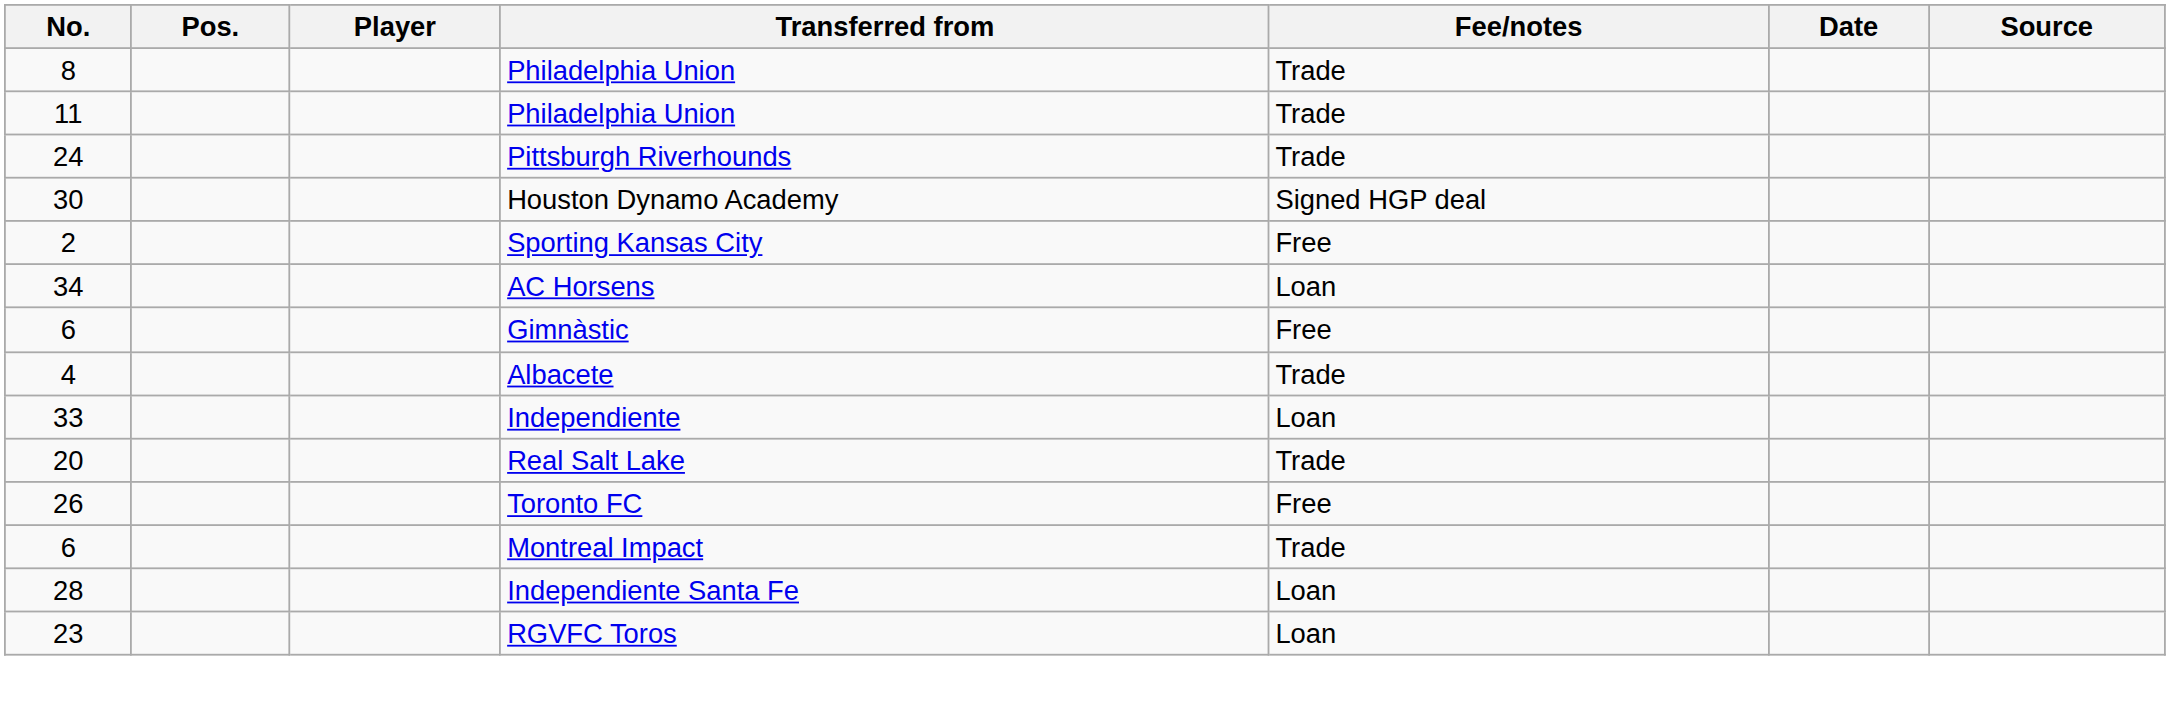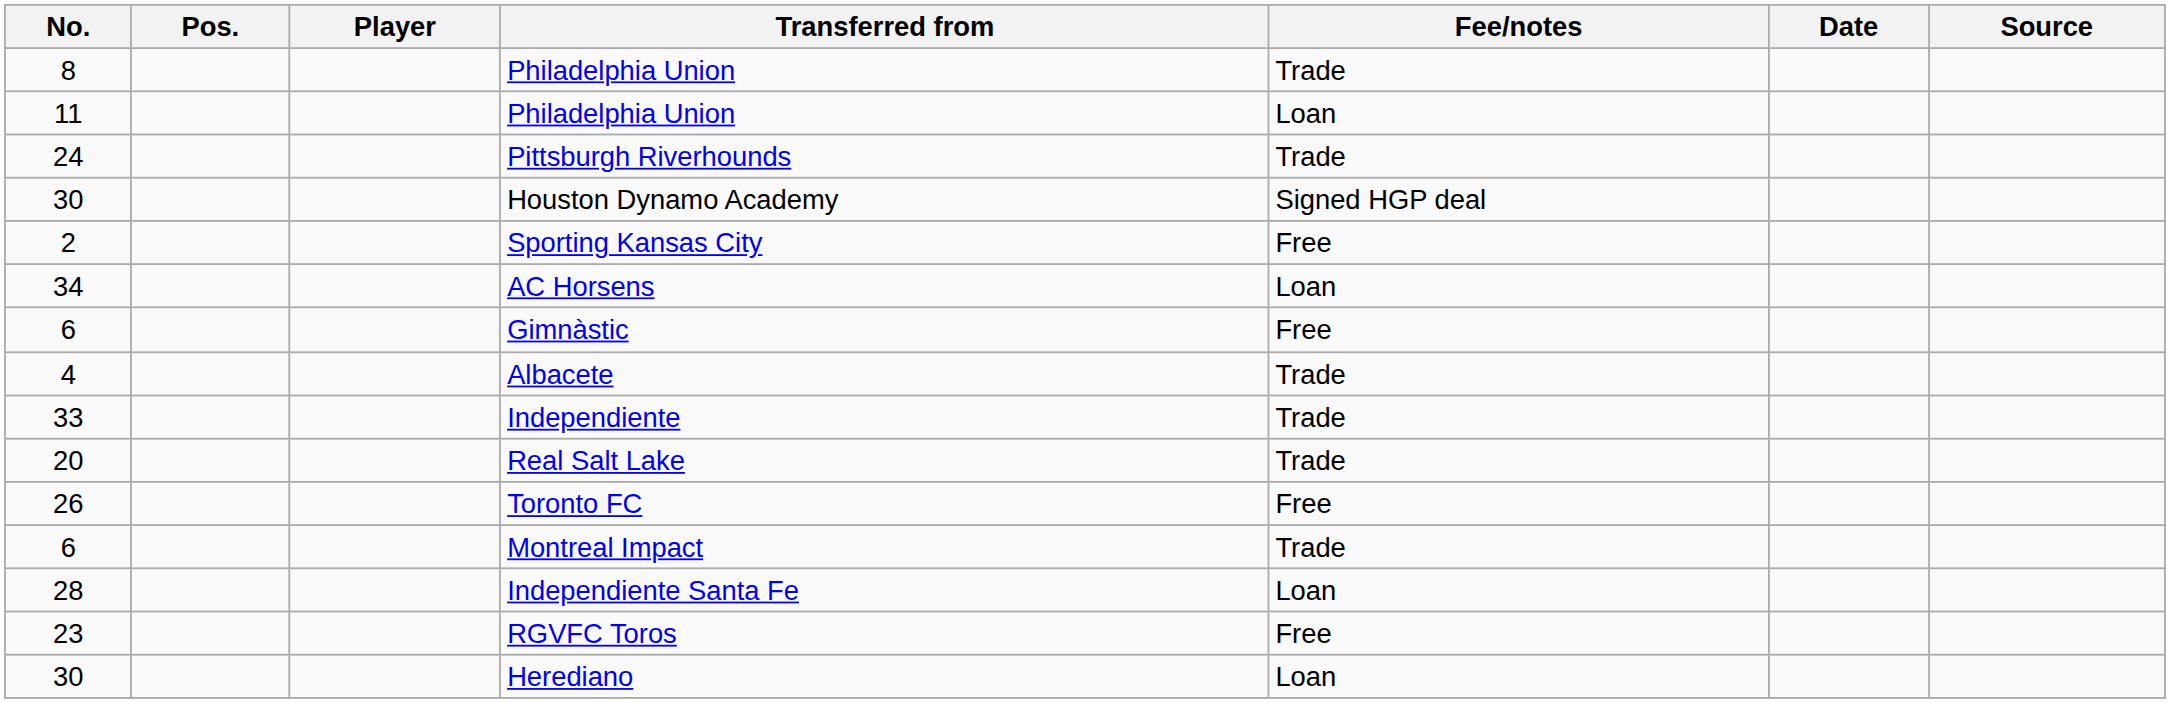(1311, 113) Trade -> (1306, 113) Loan
(1306, 417) Loan -> (1311, 417) Trade
(1306, 633) Loan -> (1304, 633) Free
+ row: (68, 676)
